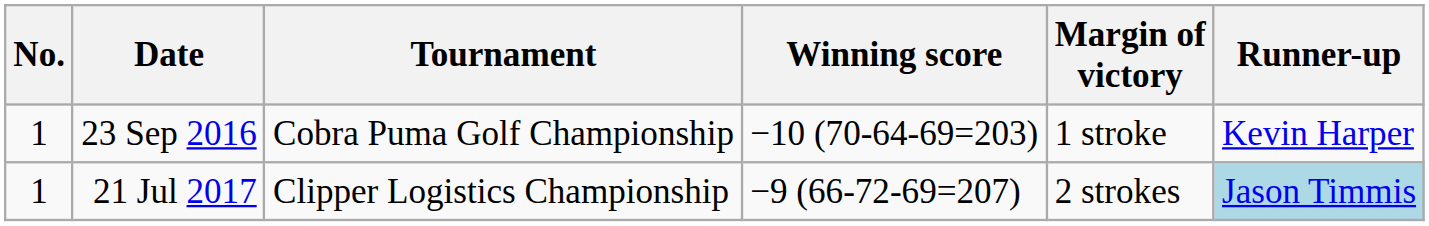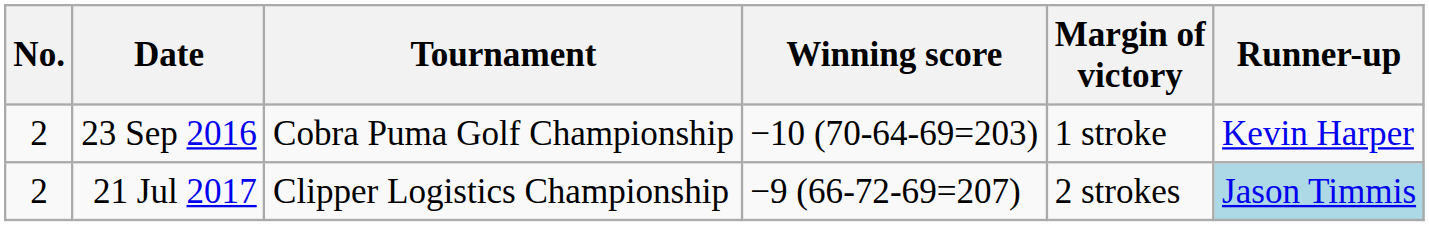(39, 133) 1 -> (39, 133) 2
(39, 191) 1 -> (39, 191) 2
